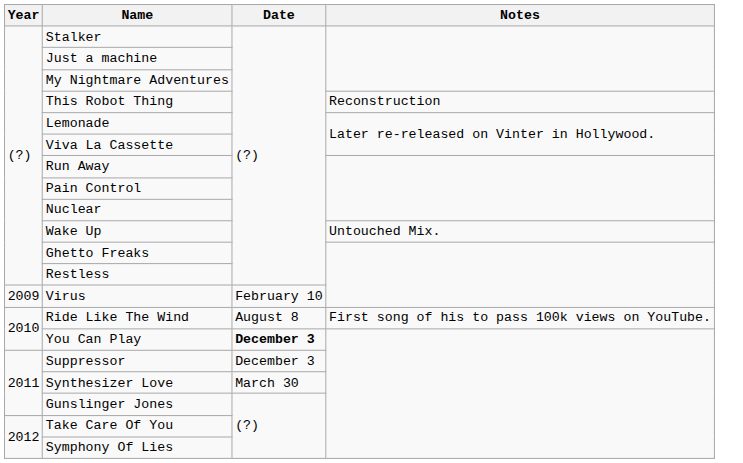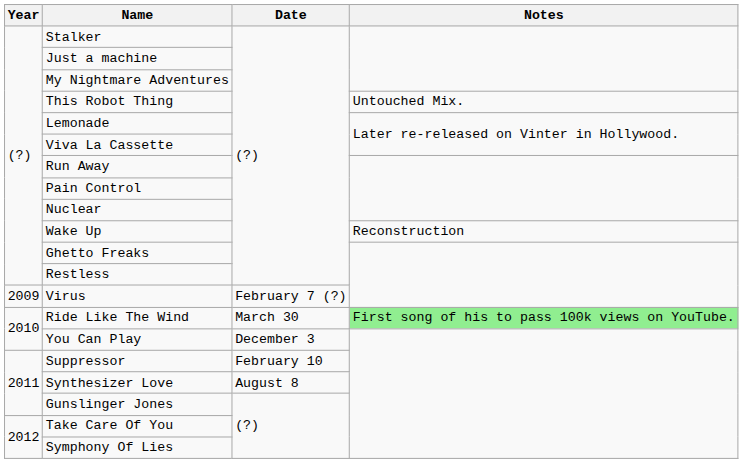(385, 102) Reconstruction -> (409, 102) Untouched Mix.
(385, 231) Untouched Mix. -> (409, 231) Reconstruction
(279, 296) February 10 -> (291, 296) February 7 (?)
(267, 318) August 8 -> (267, 318) March 30
(520, 318) no background -> (544, 318) lightgreen background
(275, 339) bold -> (275, 339) normal
(275, 361) December 3 -> (279, 361) February 10
(267, 383) March 30 -> (267, 383) August 8
